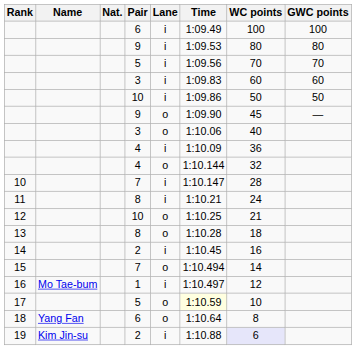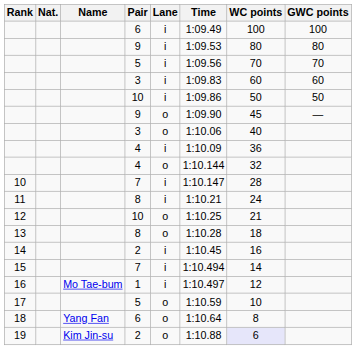columns swapped: (68, 13) <-> (112, 13)
(165, 268) o -> (165, 268) i
(204, 302) lightyellow background -> (204, 302) no background
(165, 336) i -> (165, 336) o
